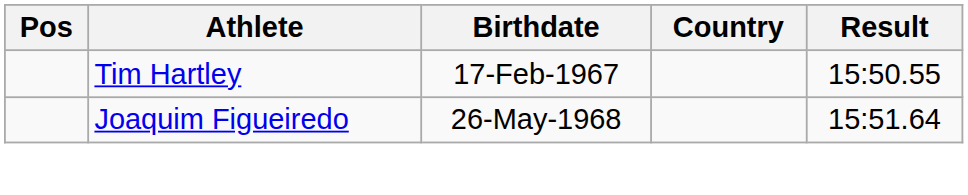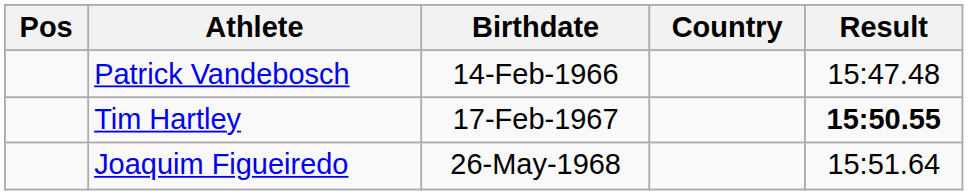+ row: (222, 73)
(884, 73) normal -> (884, 119) bold
